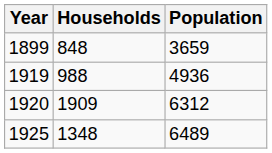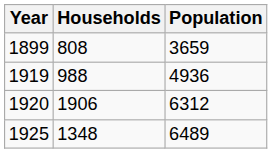(72, 47) 848 -> (72, 47) 808
(77, 104) 1909 -> (77, 104) 1906
